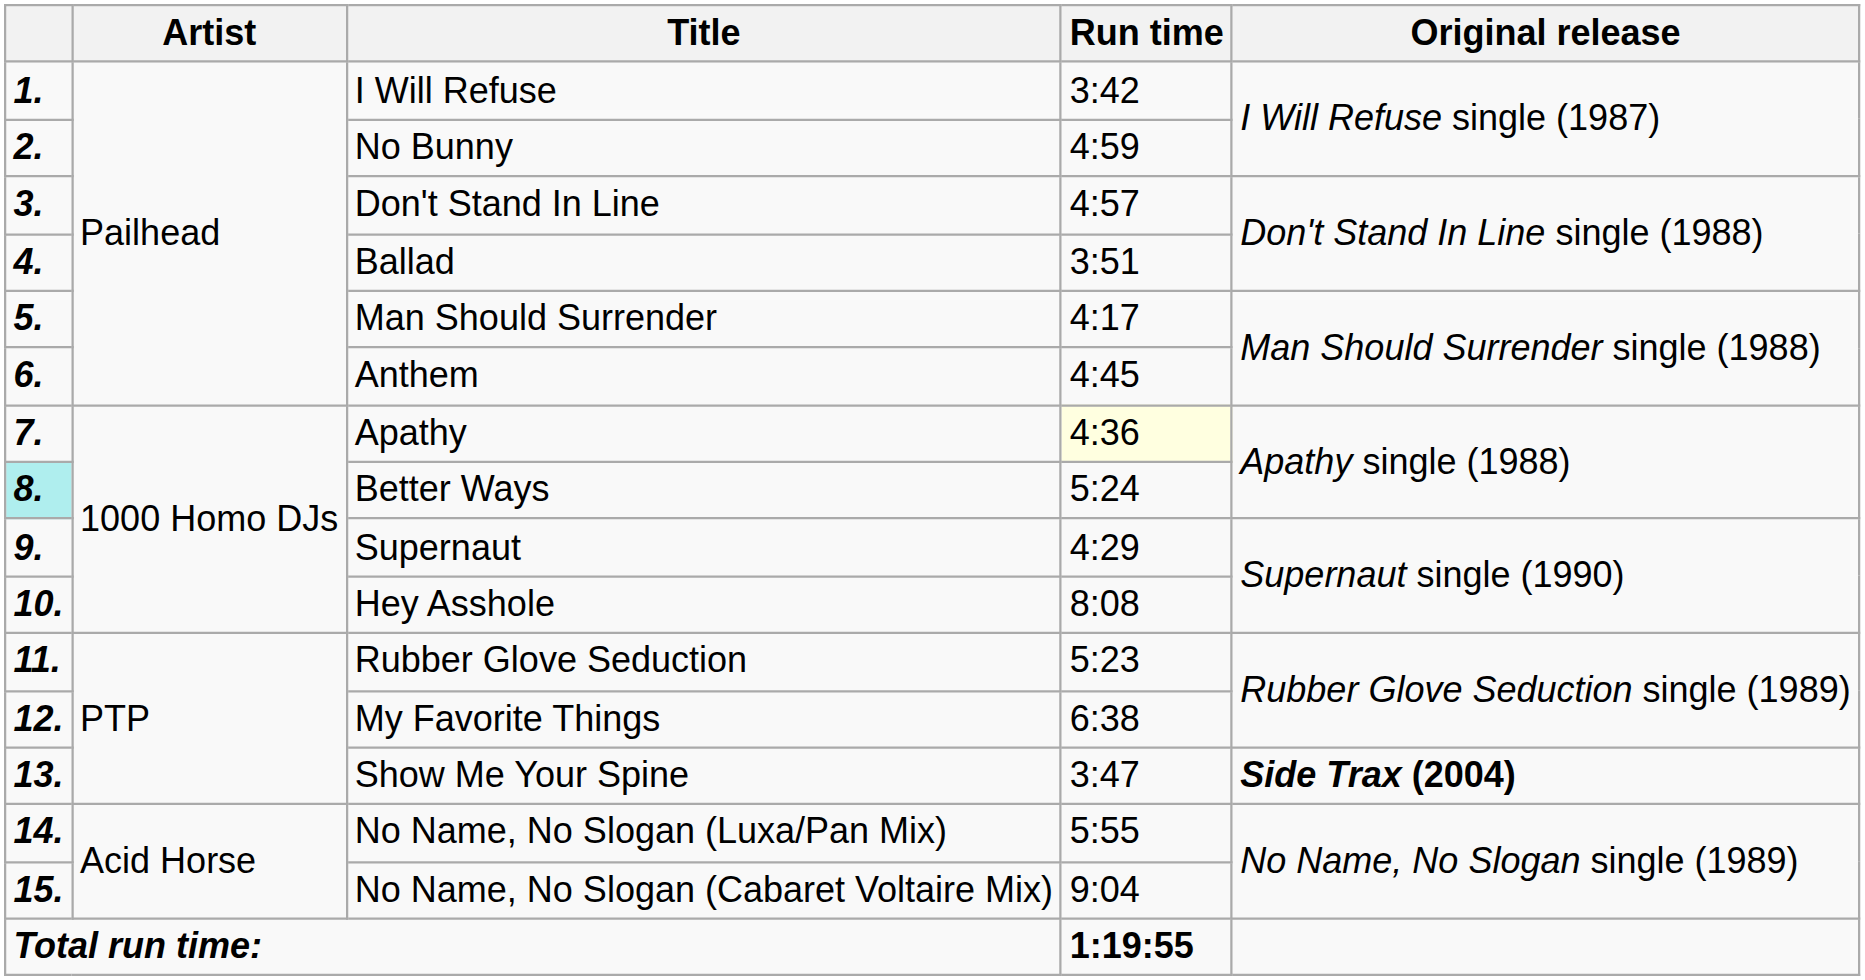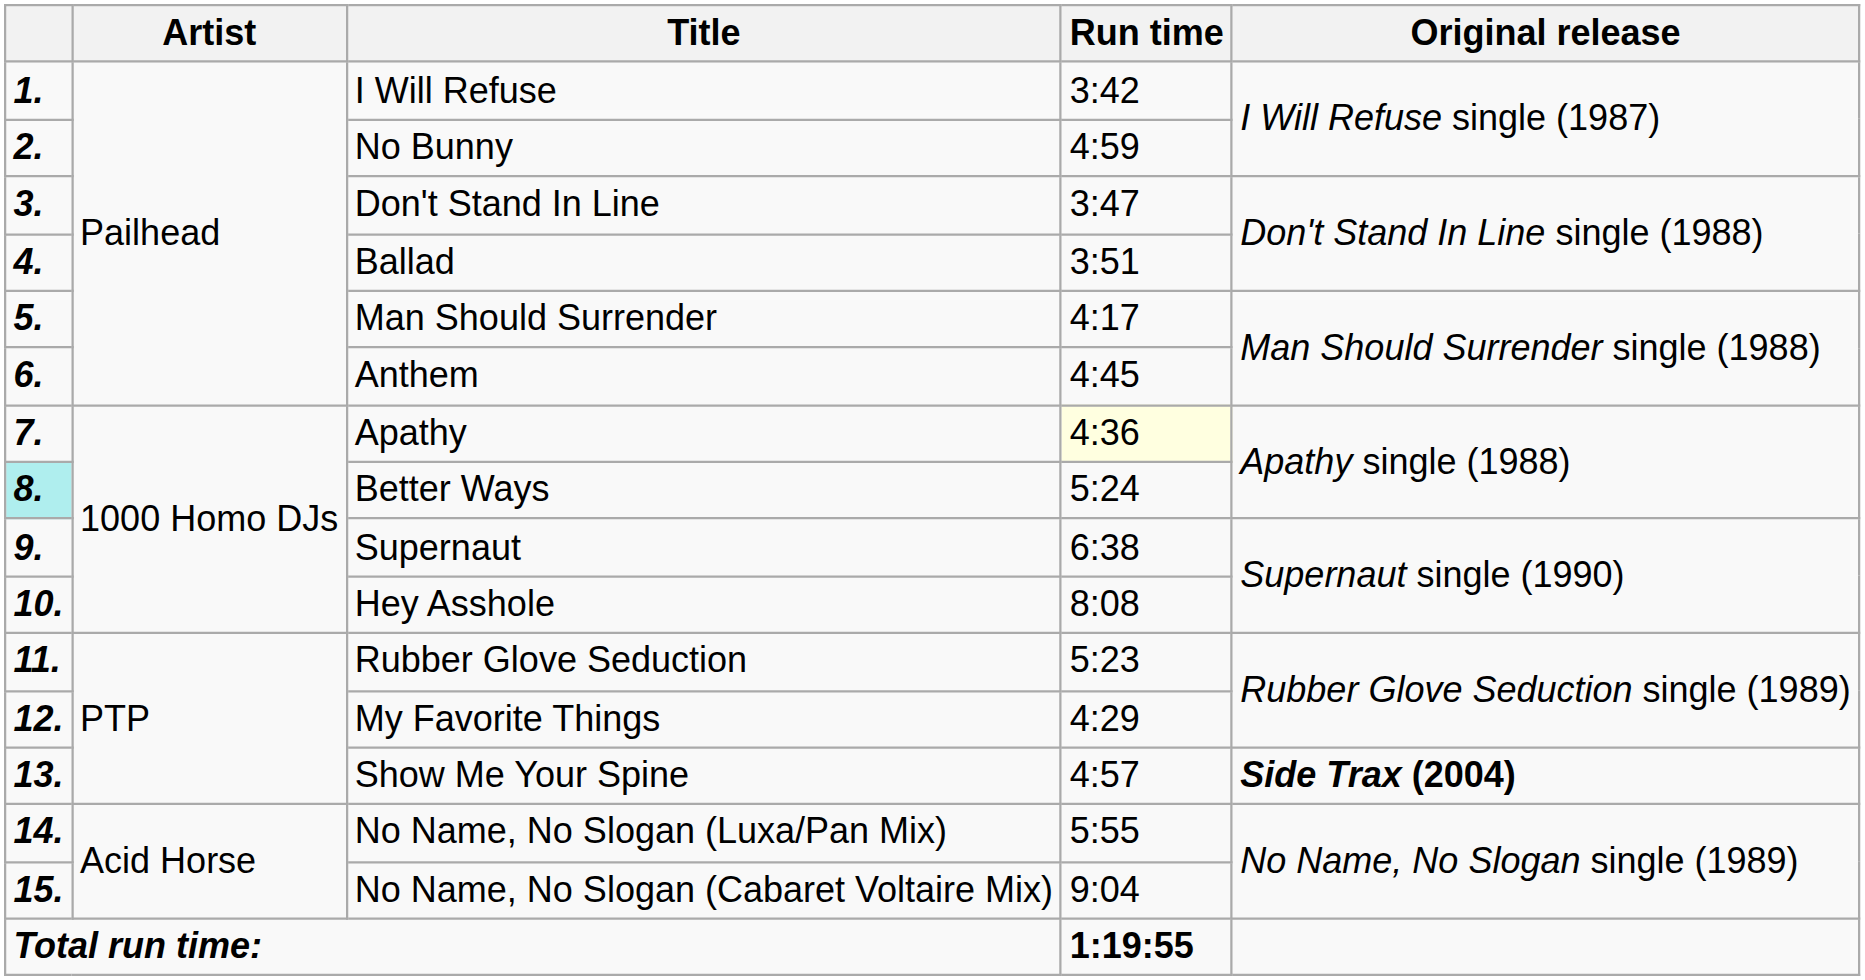(1105, 204) 4:57 -> (1105, 204) 3:47
(1105, 546) 4:29 -> (1105, 546) 6:38
(1105, 718) 6:38 -> (1105, 718) 4:29
(1105, 775) 3:47 -> (1105, 775) 4:57
